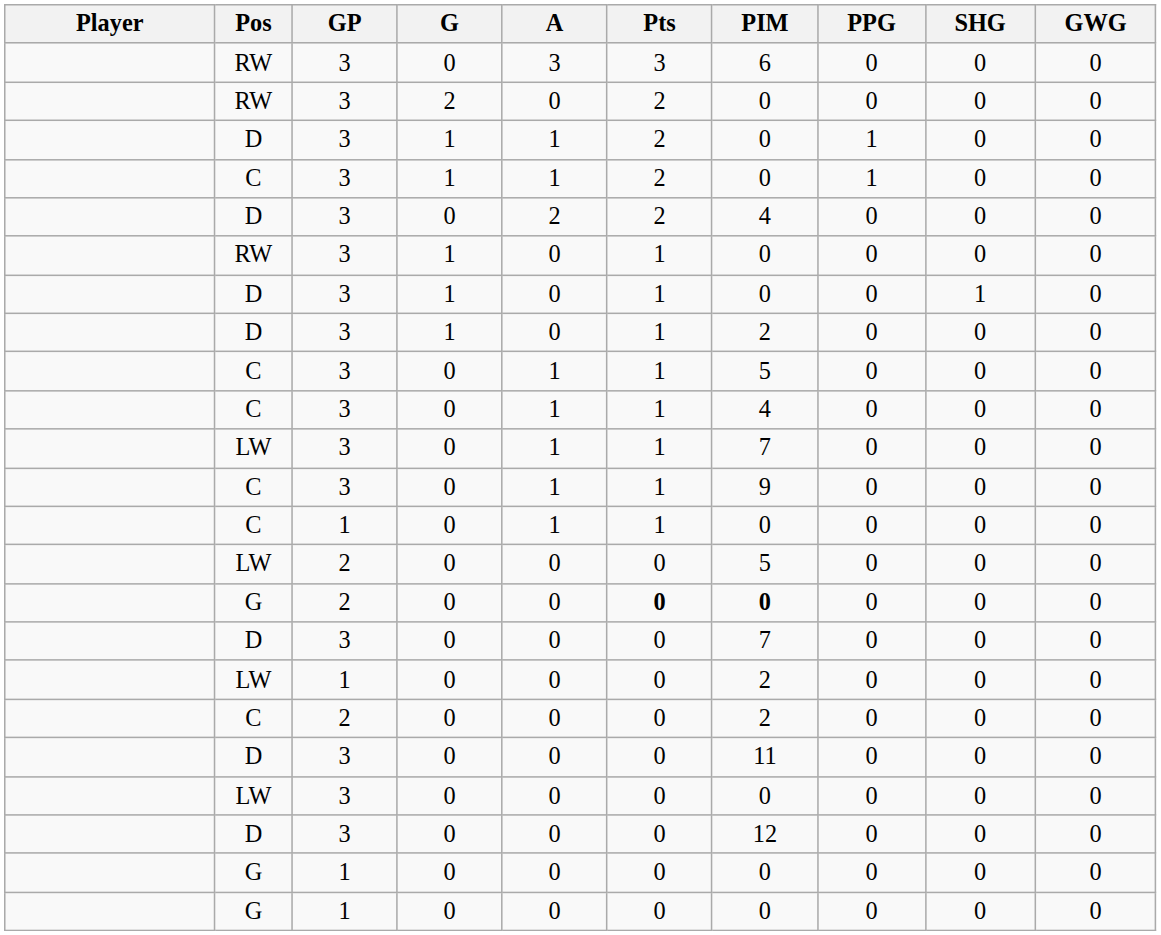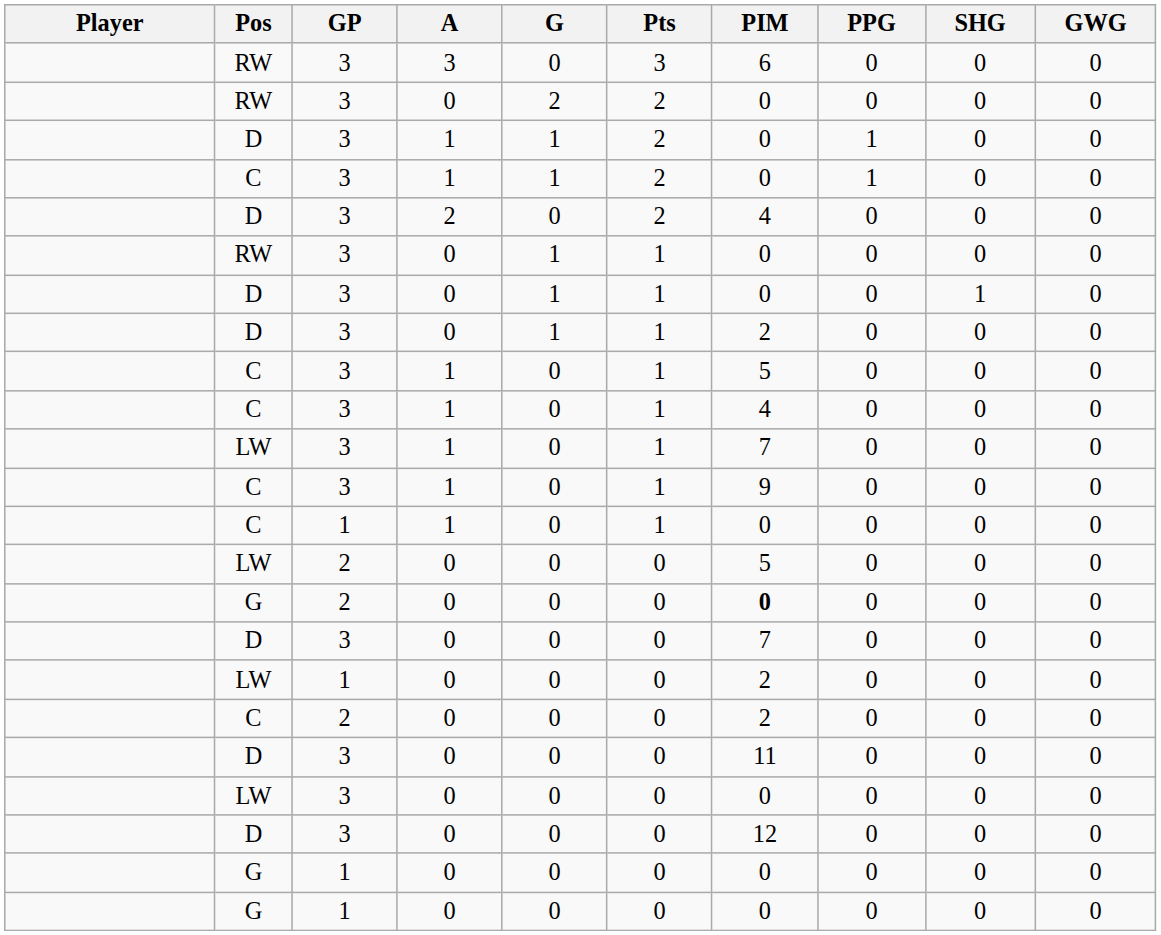columns swapped: (450, 23) <-> (555, 23)
(659, 602) bold -> (659, 602) normal
